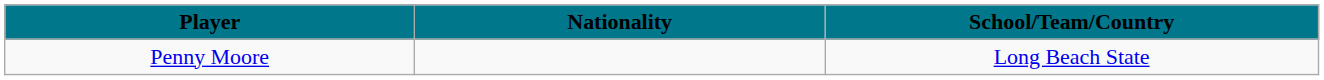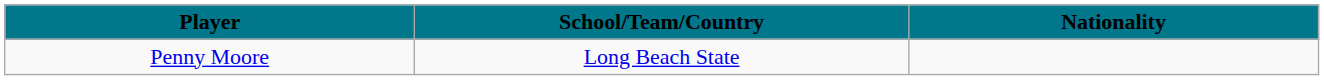columns swapped: (620, 21) <-> (1072, 21)
